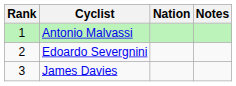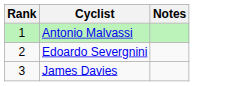- column: (172, 14)
